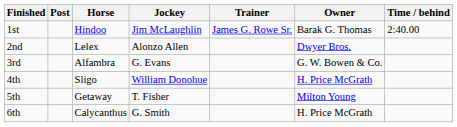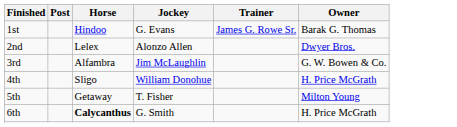- column: (419, 12)
(167, 29) Jim McLaughlin -> (155, 29) G. Evans
(151, 63) G. Evans -> (171, 63) Jim McLaughlin
(101, 113) normal -> (103, 113) bold
